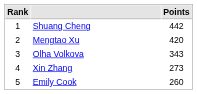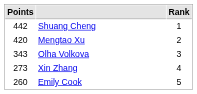columns swapped: (18, 12) <-> (176, 12)
